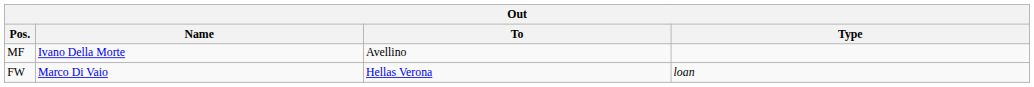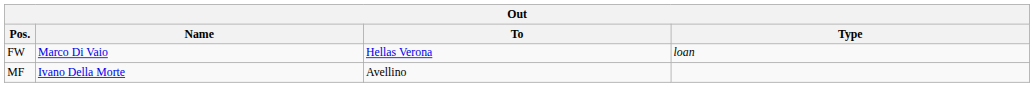rows swapped: (16, 53) <-> (16, 73)
